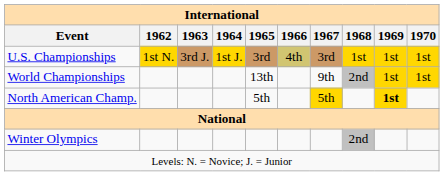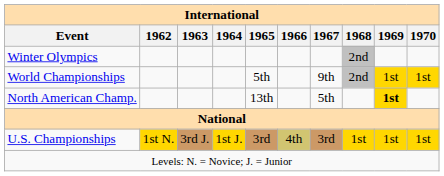rows swapped: (53, 139) <-> (62, 56)
(262, 77) 13th -> (262, 77) 5th
(262, 98) 5th -> (262, 98) 13th
(326, 98) gold background -> (326, 98) no background
